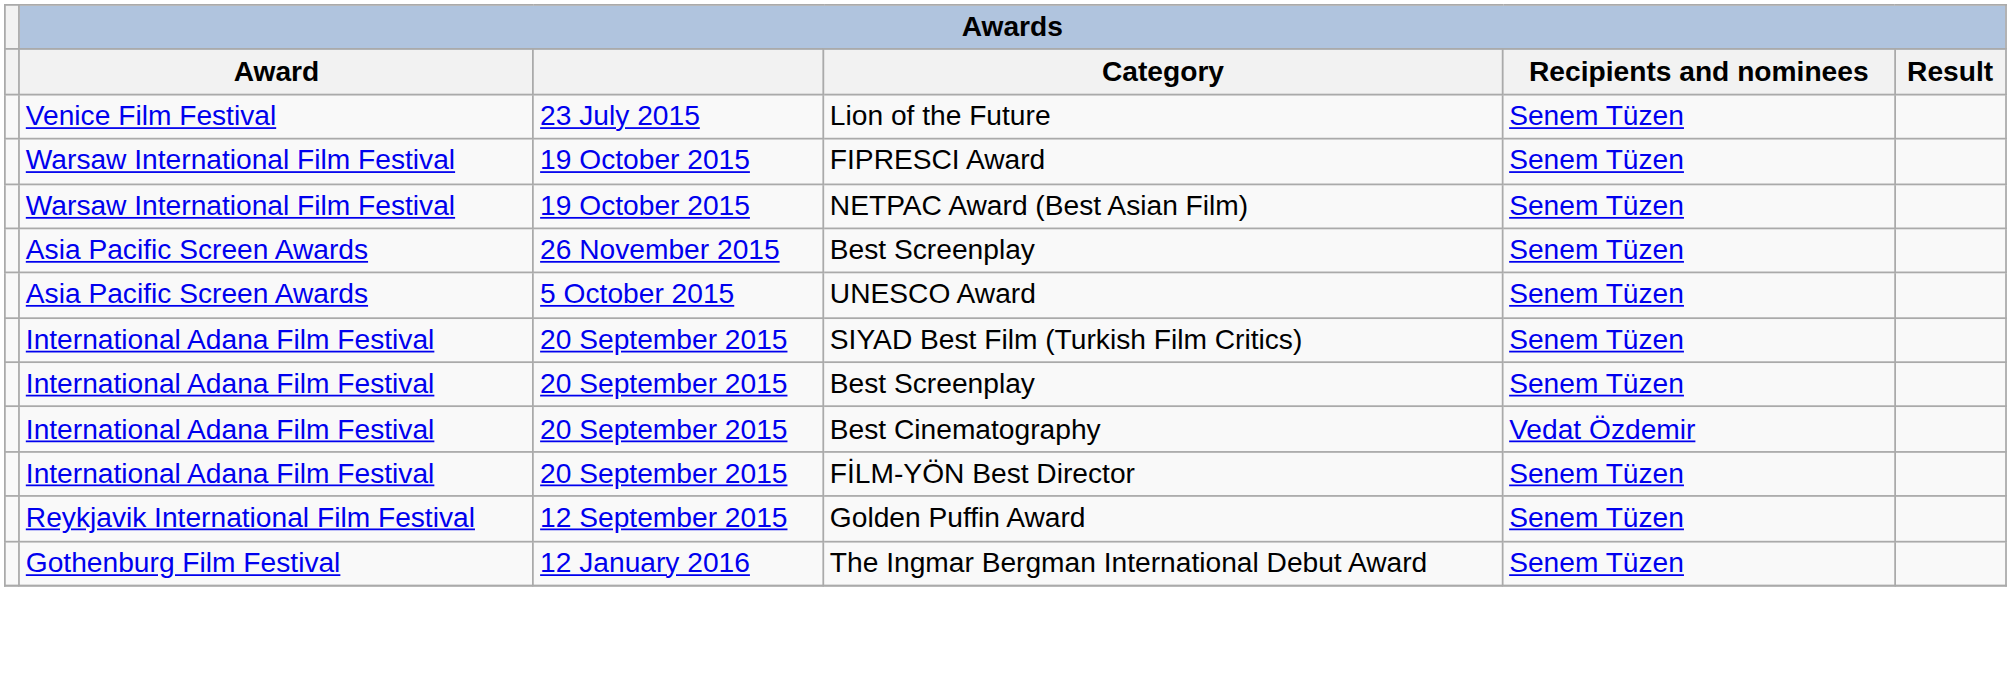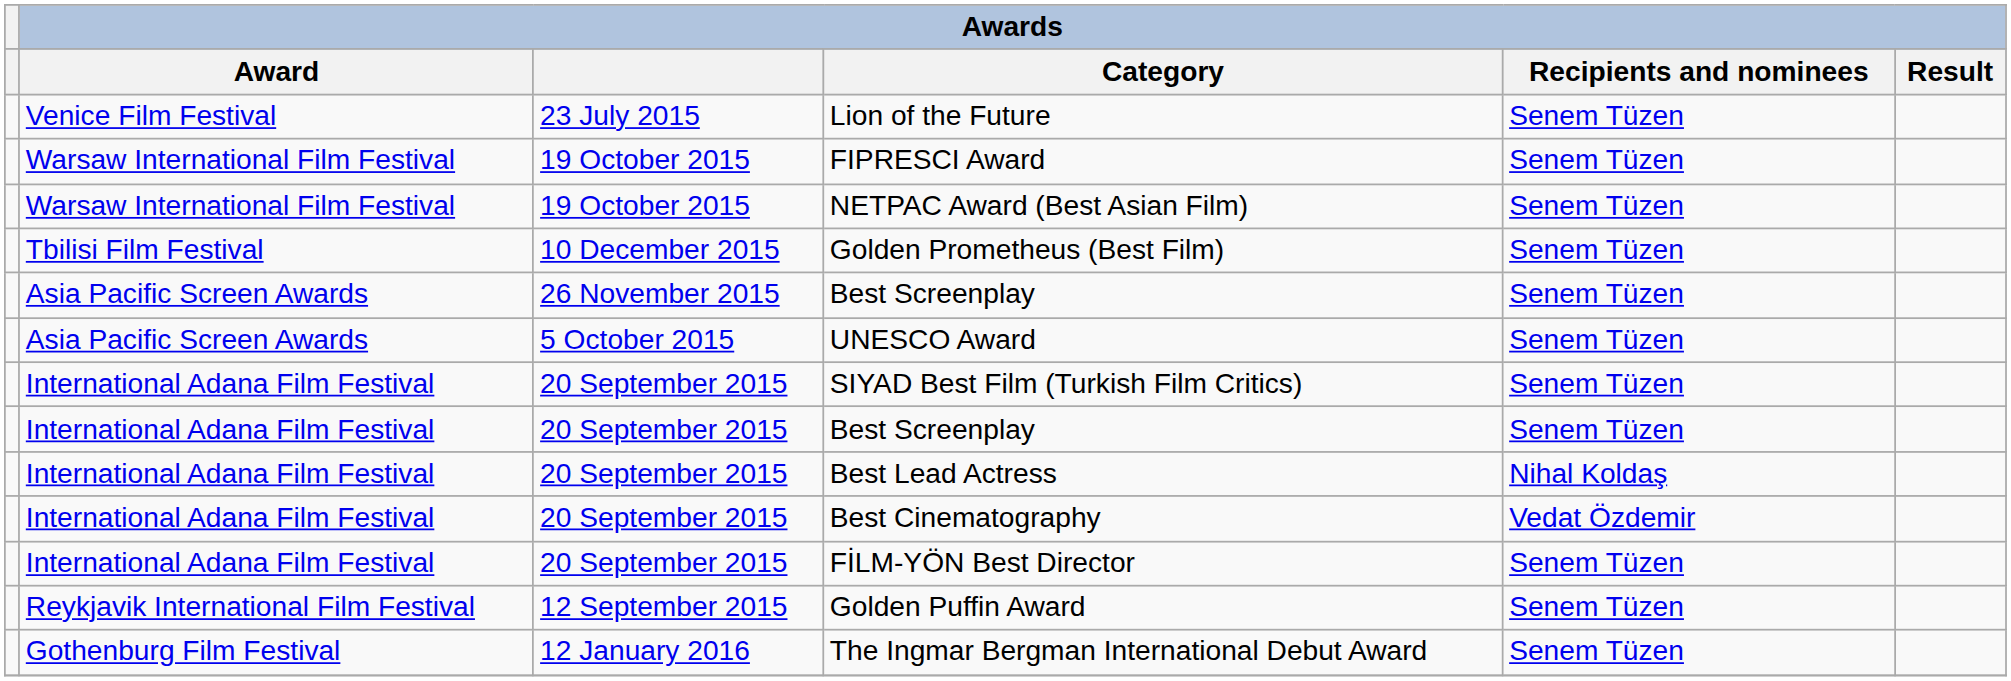+ row: (660, 250)
+ row: (664, 473)
